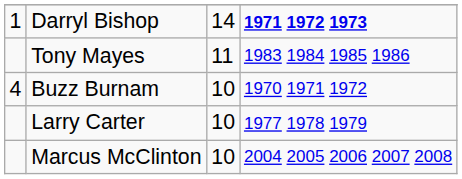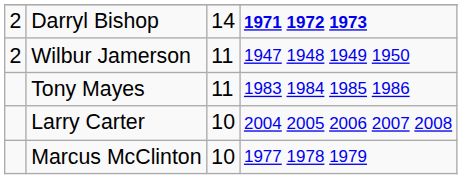(15, 21) 1 -> (15, 21) 2
+ row: (111, 55)
- row: (95, 88)
(305, 123) 1977 1978 1979 -> (348, 123) 2004 2005 2006 2007 2008
(348, 157) 2004 2005 2006 2007 2008 -> (305, 157) 1977 1978 1979
